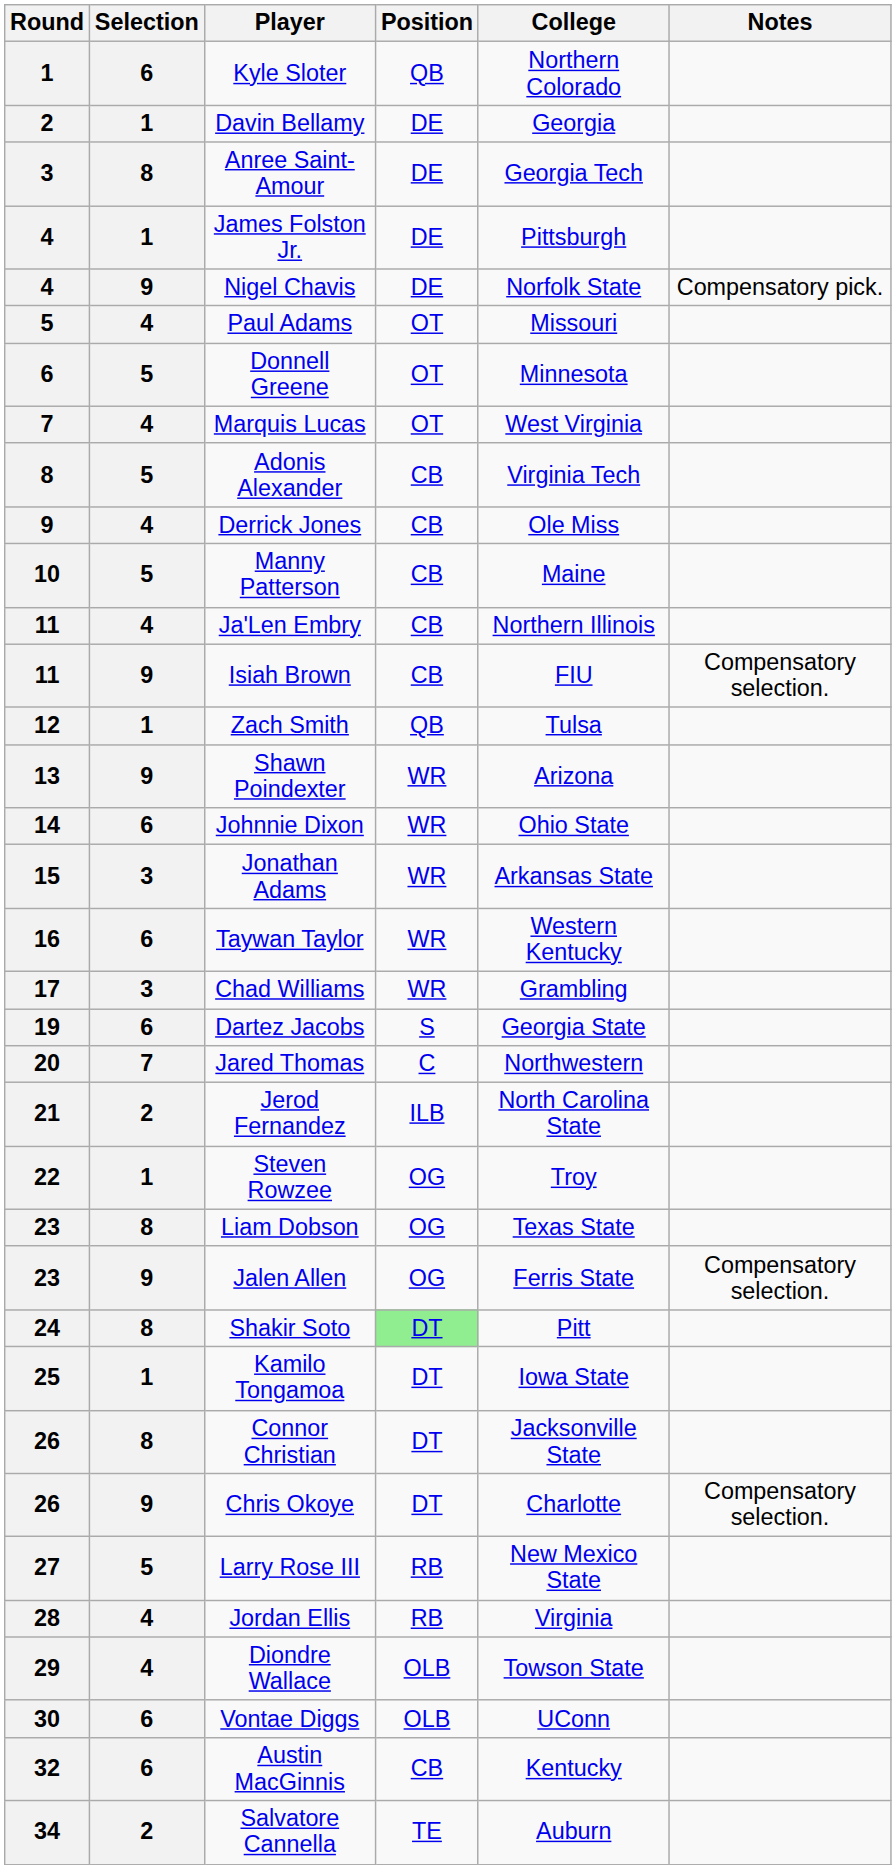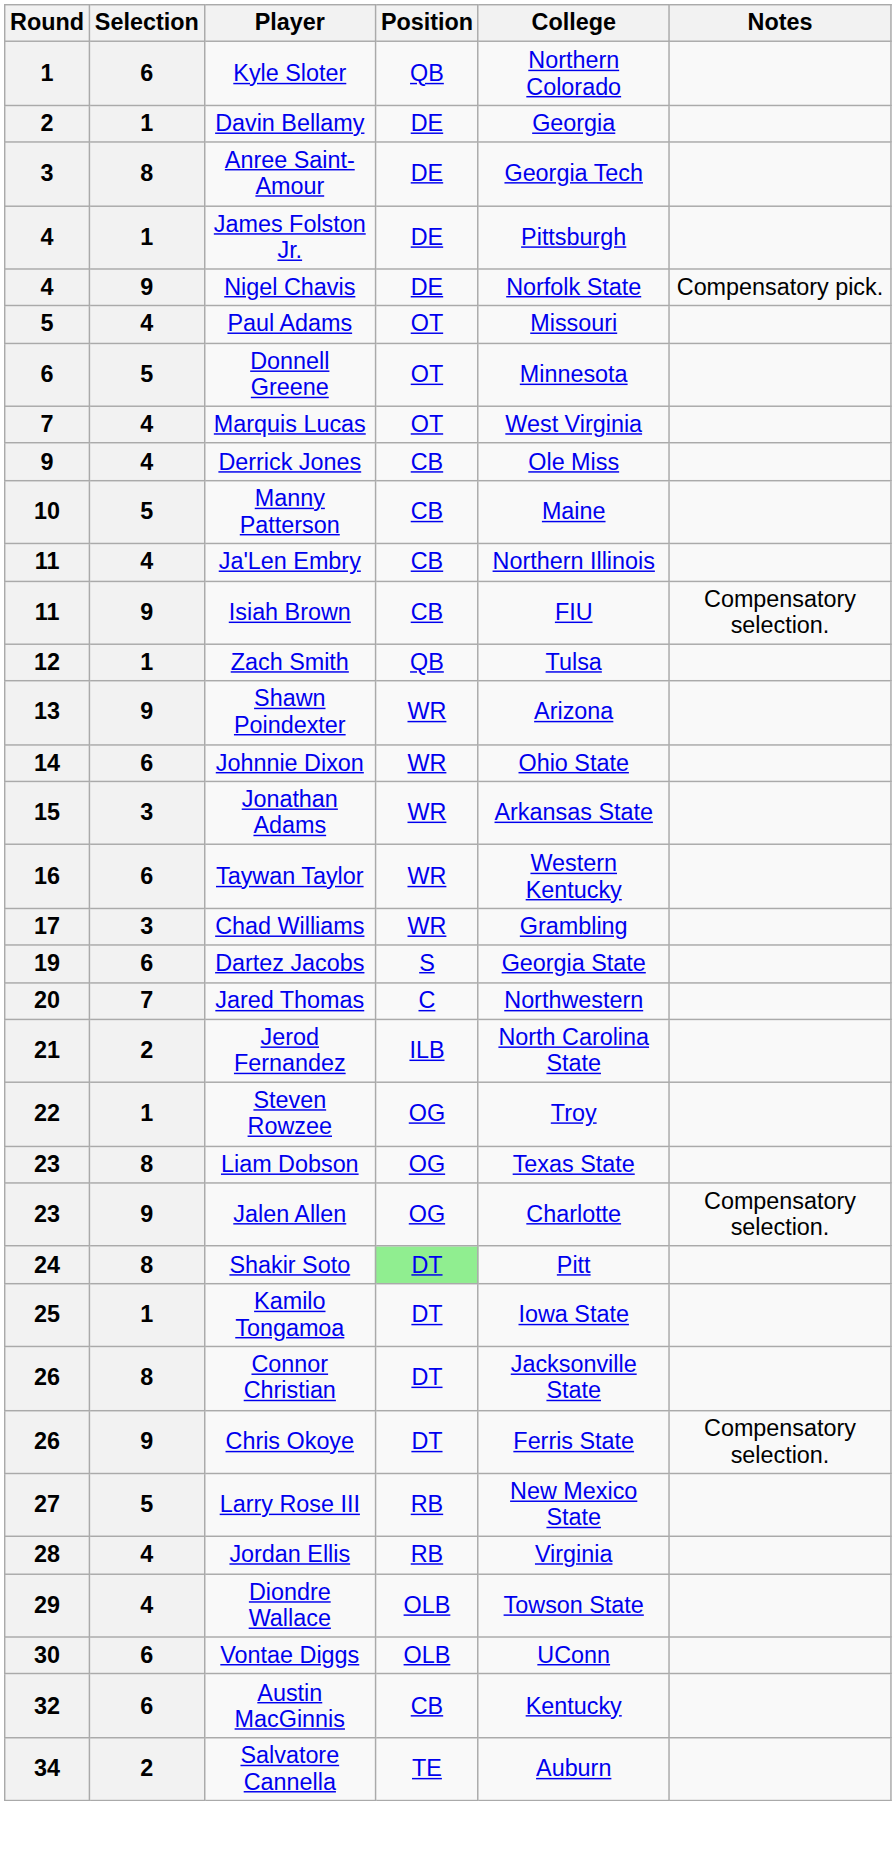- row: (290, 474)
(574, 1277) Ferris State -> (574, 1214) Charlotte
(574, 1504) Charlotte -> (574, 1441) Ferris State
